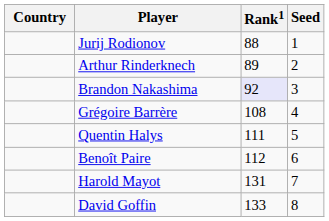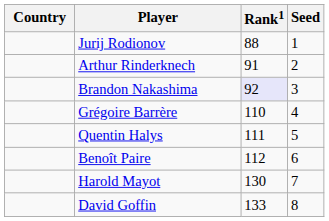(251, 66) 89 -> (251, 66) 91
(255, 112) 108 -> (255, 112) 110
(255, 181) 131 -> (255, 181) 130
